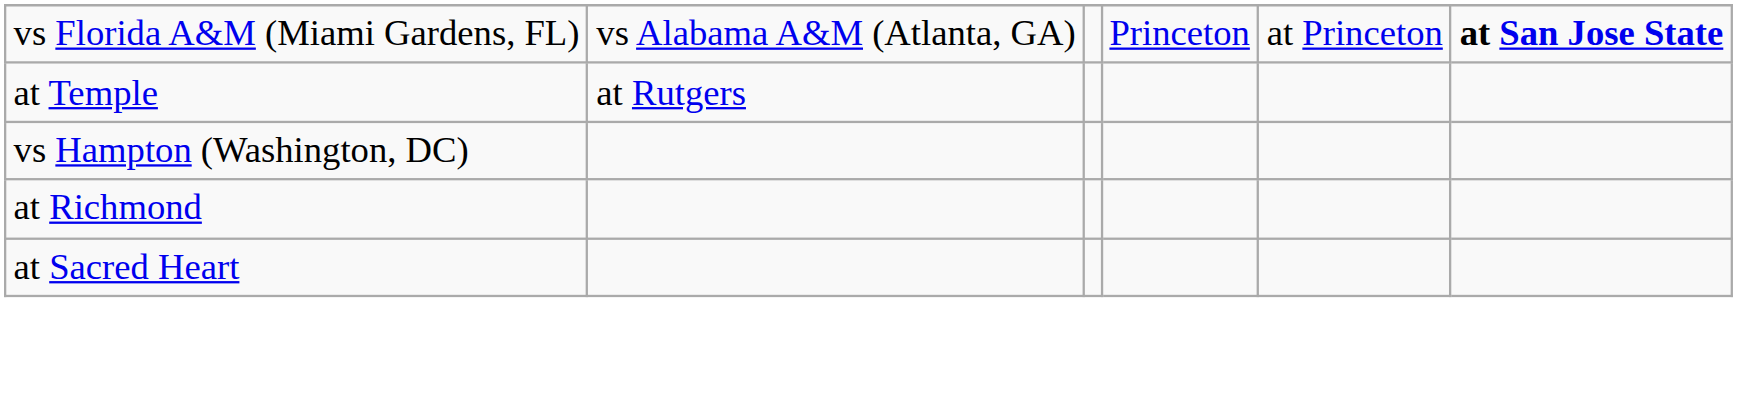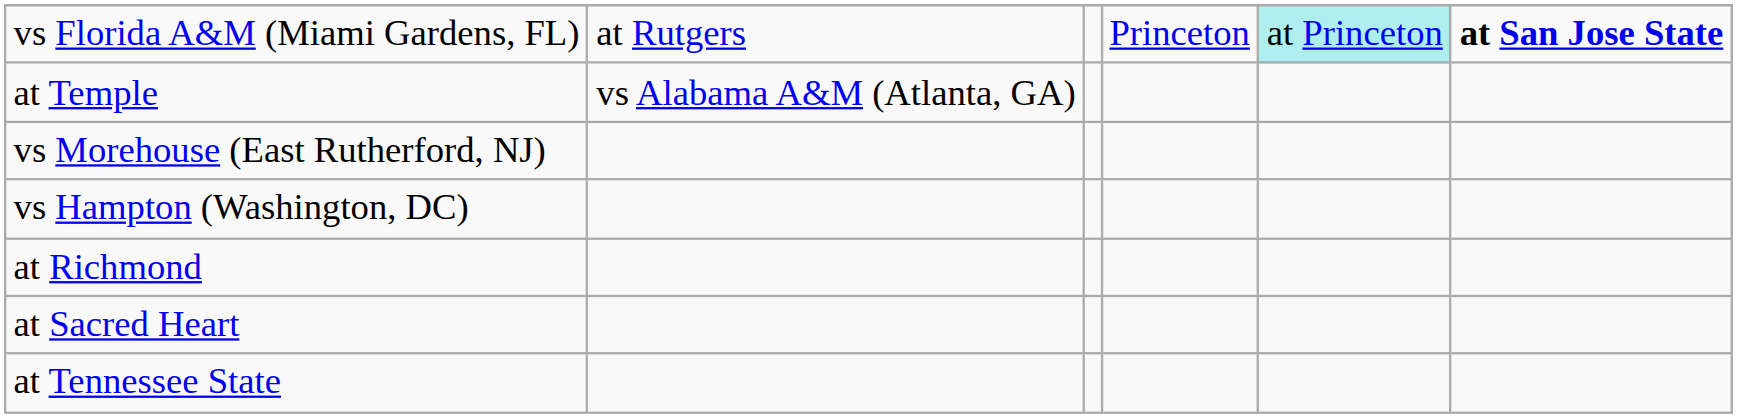(836, 33) vs Alabama A&M (Atlanta, GA) -> (671, 33) at Rutgers
(1355, 33) no background -> (1355, 33) paleturquoise background
(671, 91) at Rutgers -> (836, 91) vs Alabama A&M (Atlanta, GA)
+ row: (280, 149)
+ row: (147, 382)
